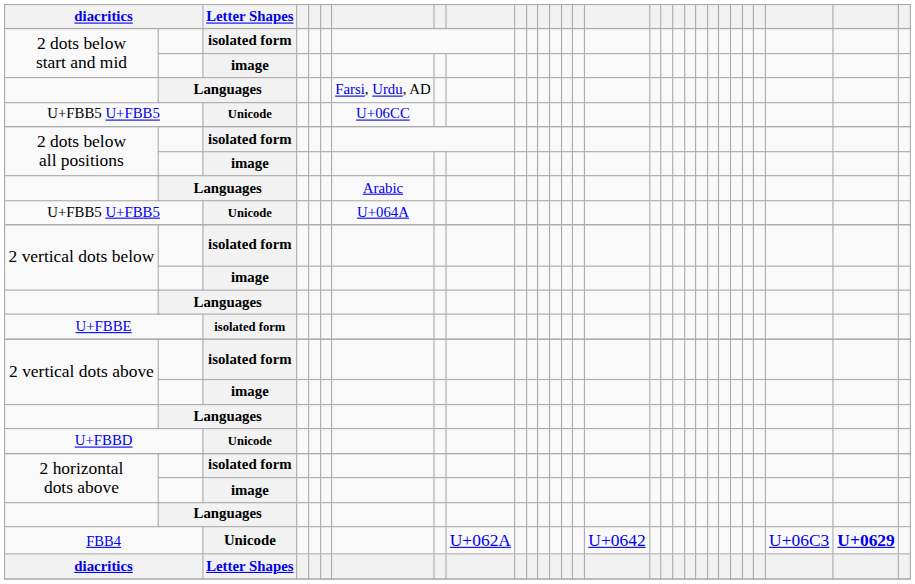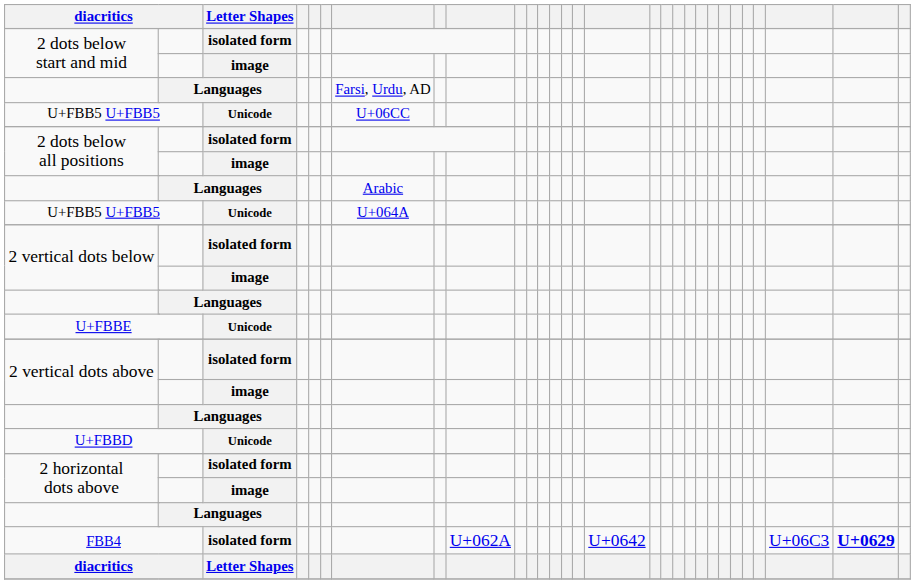(250, 327) isolated form -> (250, 327) Unicode
(250, 540) Unicode -> (250, 540) isolated form
